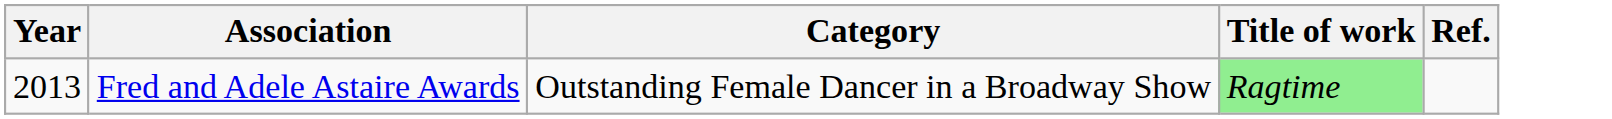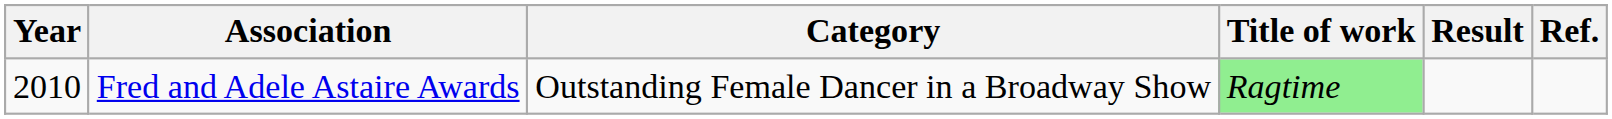+ column: (1478, 31)
(47, 85) 2013 -> (47, 85) 2010
